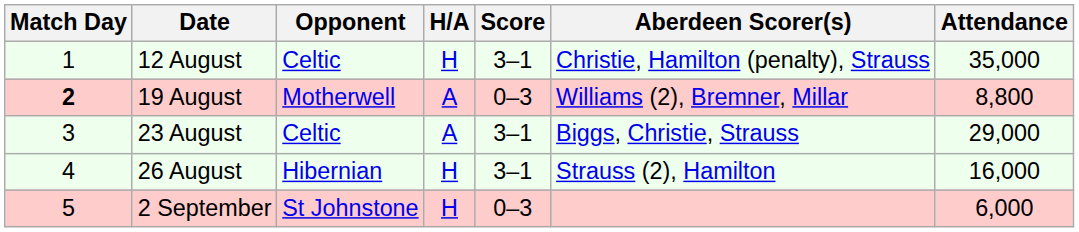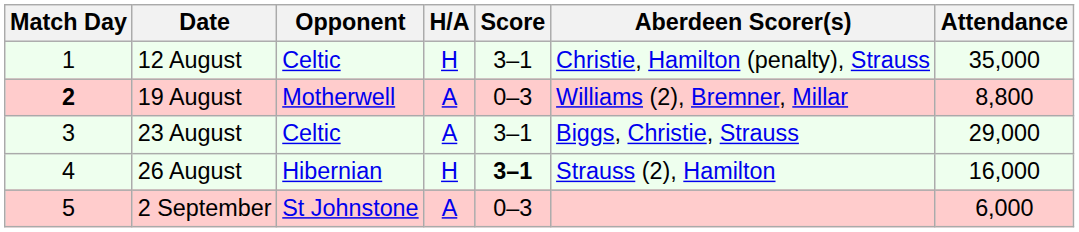(513, 171) normal -> (513, 171) bold
(450, 208) H -> (449, 208) A
